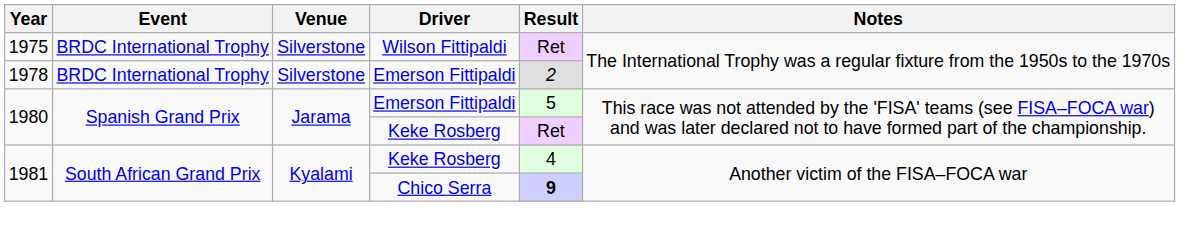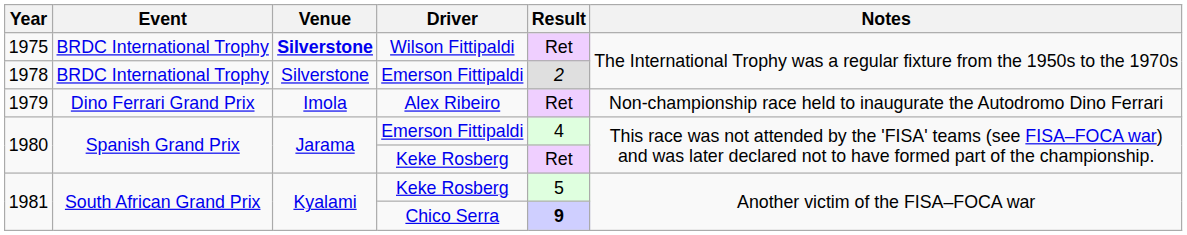(321, 47) normal -> (325, 47) bold
+ row: (28, 103)
(551, 103) 5 -> (559, 131) 4
(551, 160) 4 -> (559, 188) 5
